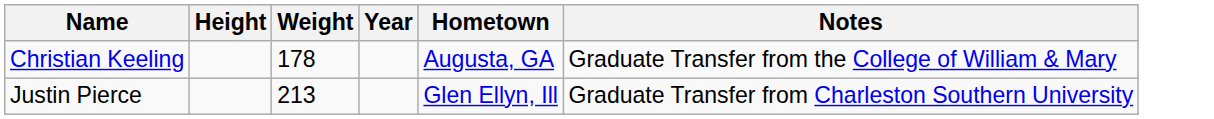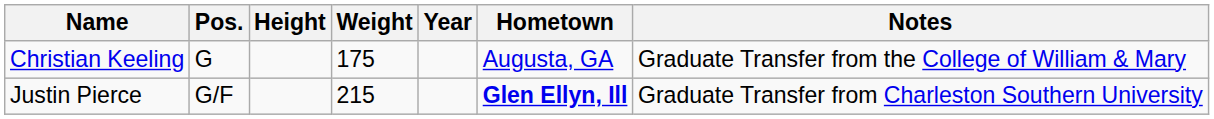+ column: (219, 22)
(296, 59) 178 -> (356, 59) 175
(296, 95) 213 -> (356, 95) 215
(491, 95) normal -> (555, 95) bold
